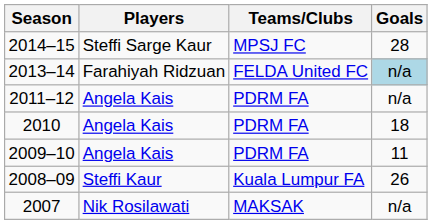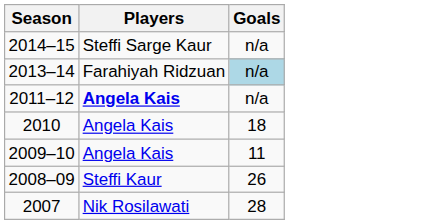- column: (301, 18)
(400, 45) 28 -> (257, 45) n/a
(128, 99) normal -> (131, 99) bold
(400, 206) n/a -> (257, 206) 28
